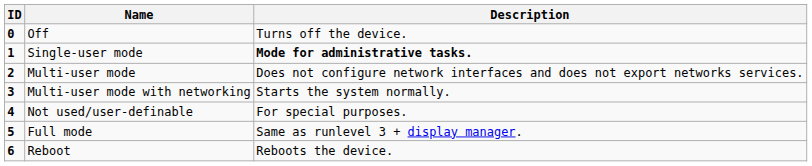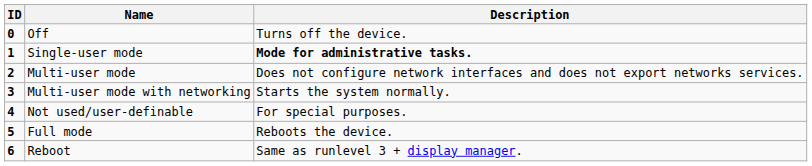(390, 131) Same as runlevel 3 + display manager. -> (325, 131) Reboots the device.
(325, 151) Reboots the device. -> (390, 151) Same as runlevel 3 + display manager.
